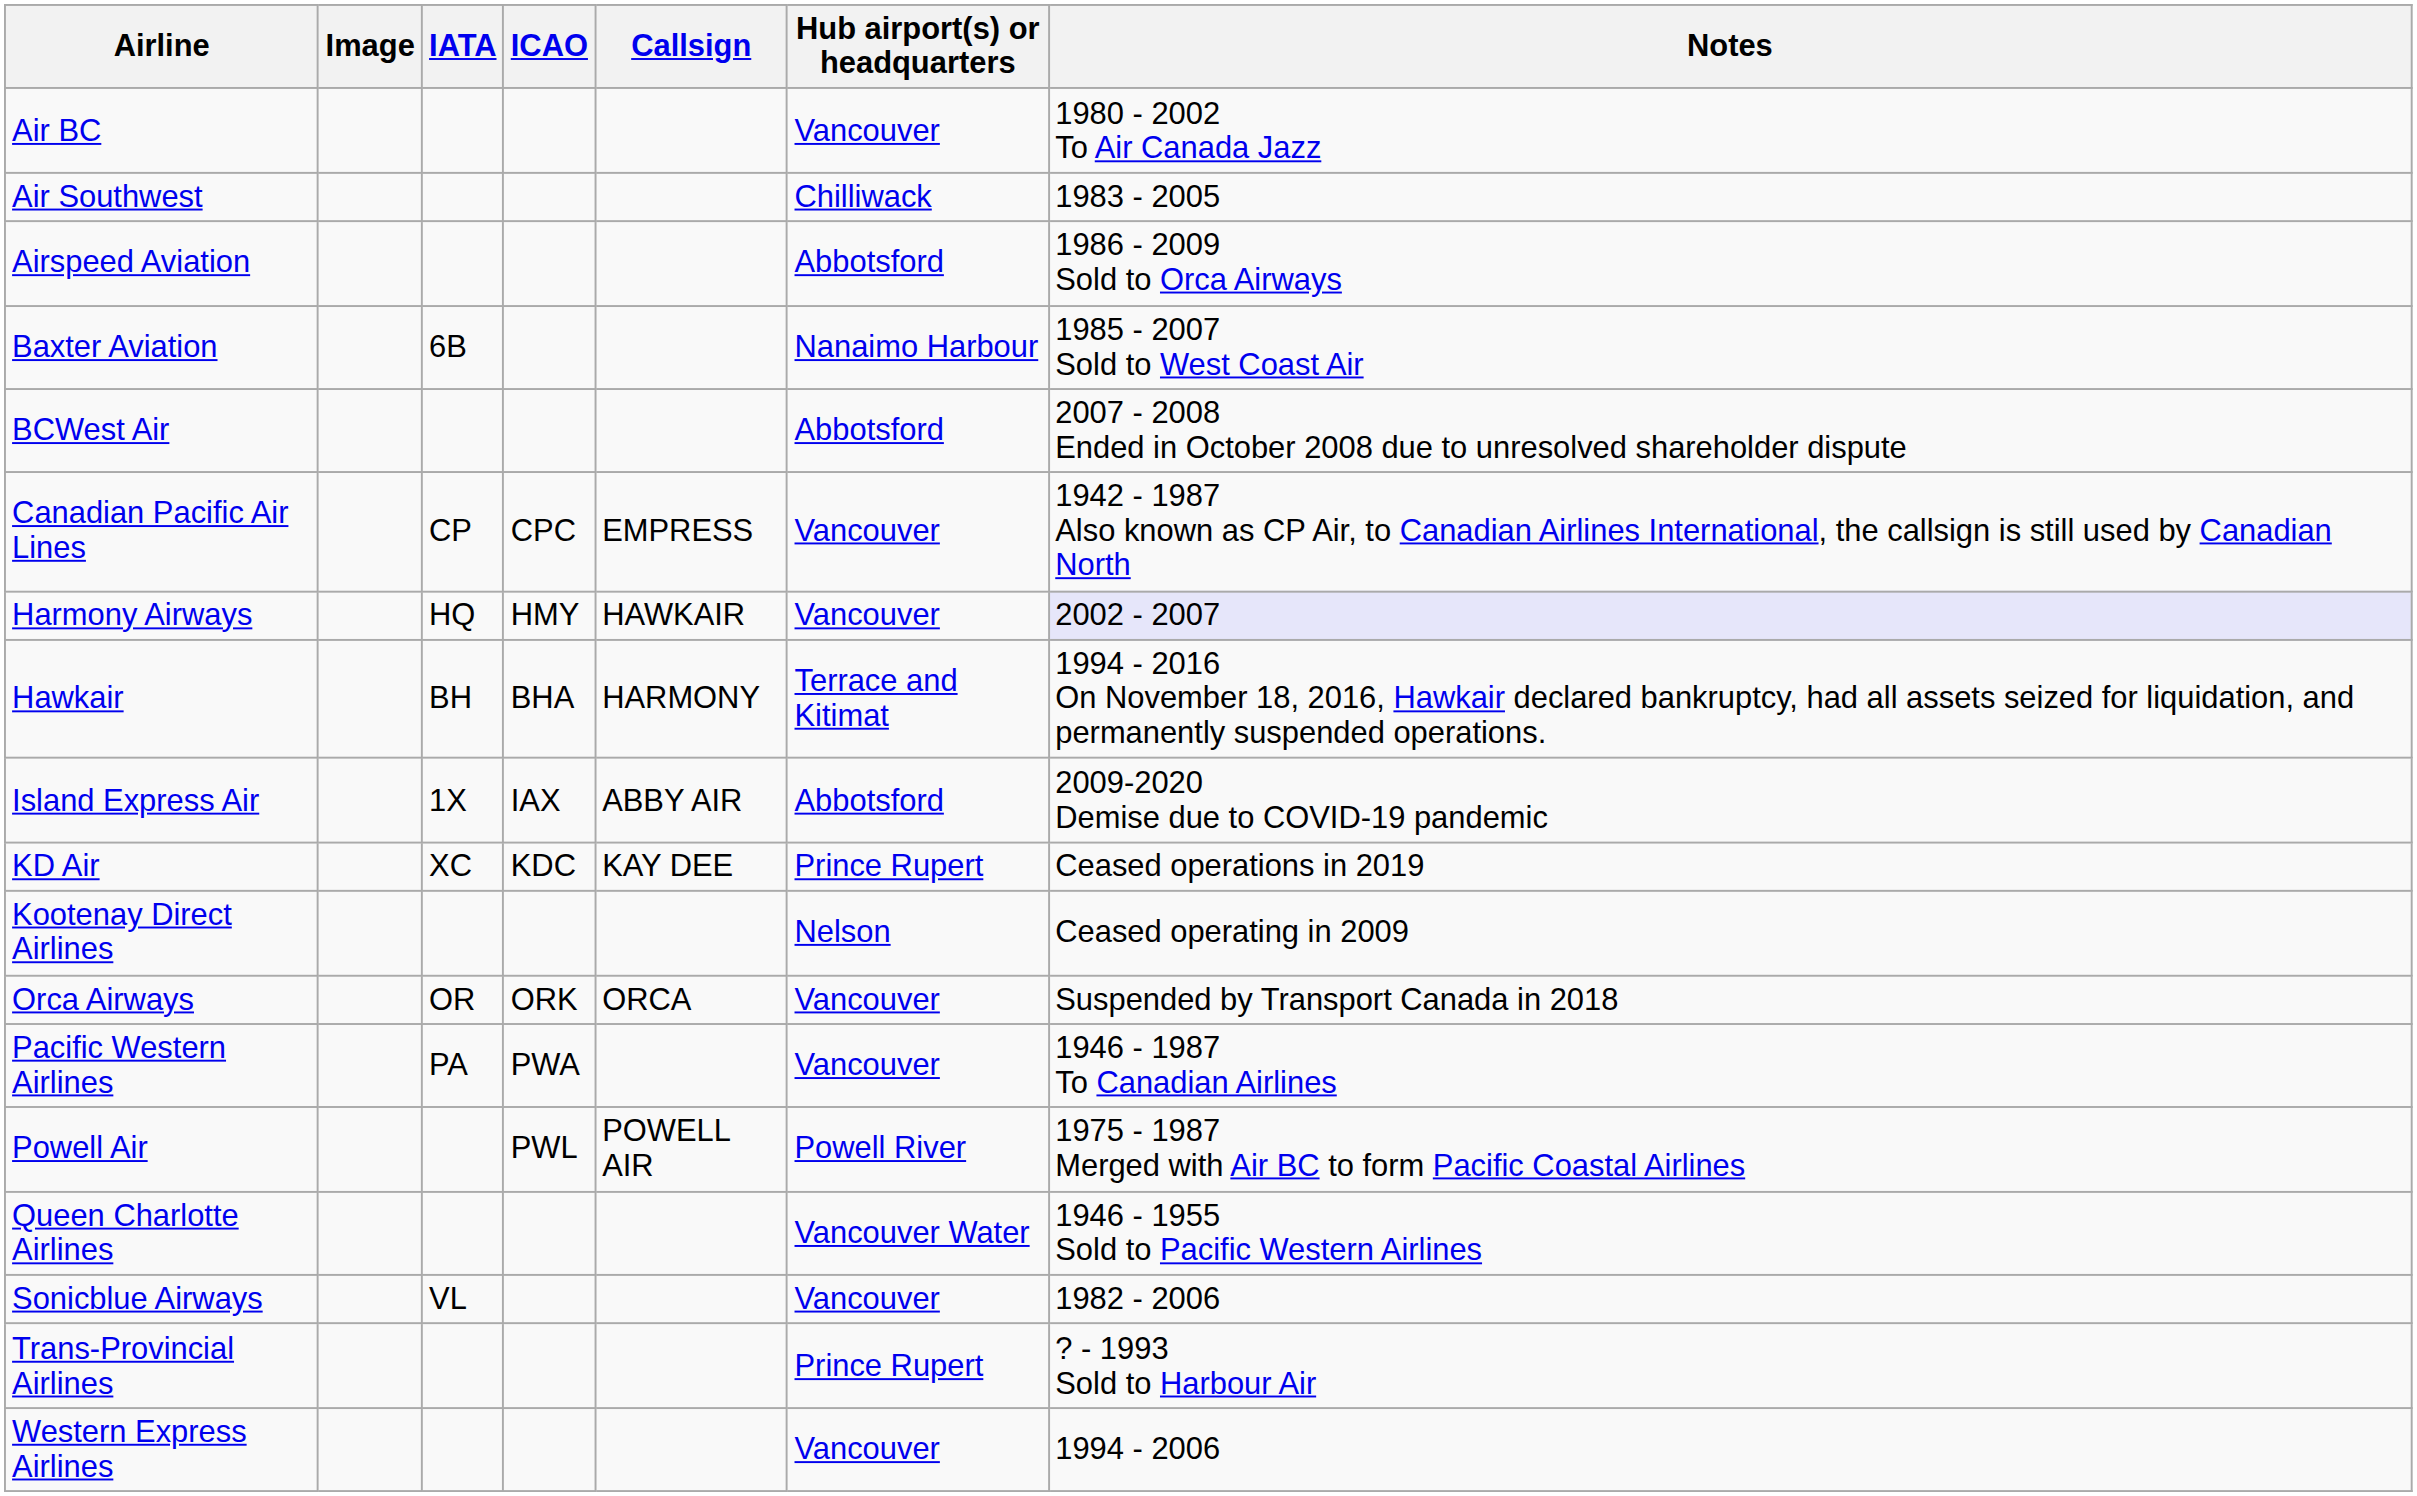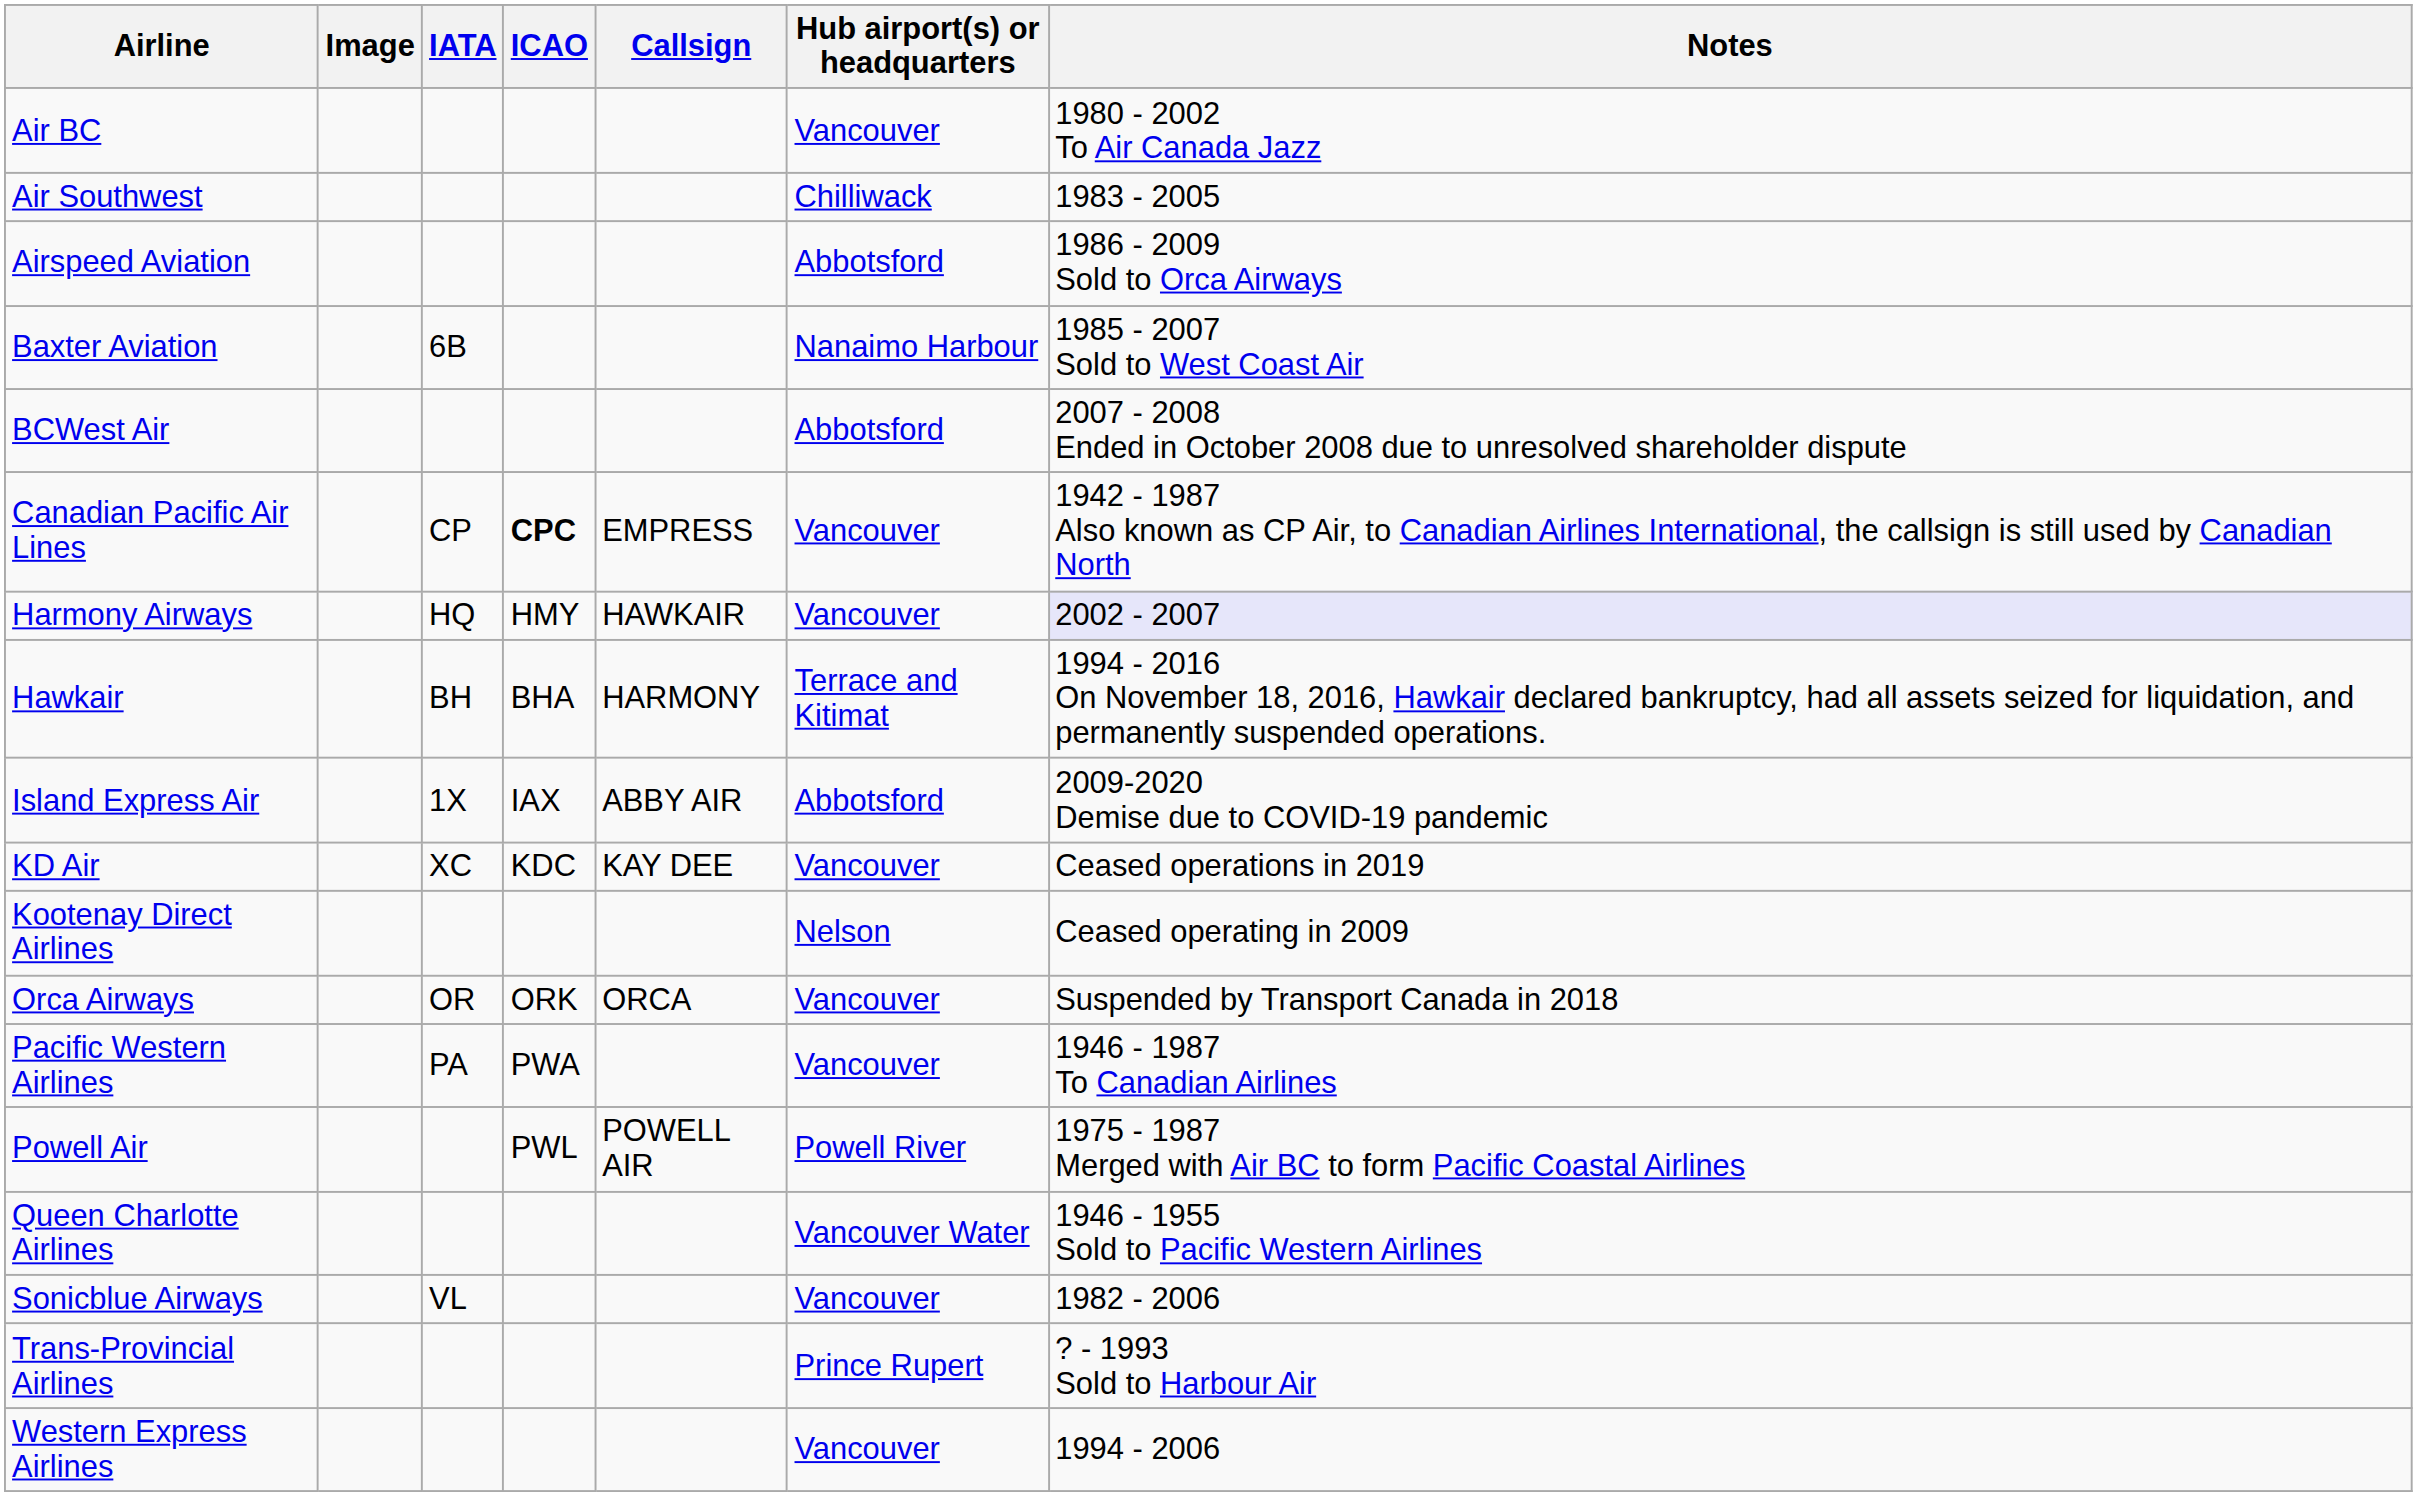(543, 531) normal -> (543, 531) bold
(889, 866) Prince Rupert -> (867, 866) Vancouver
